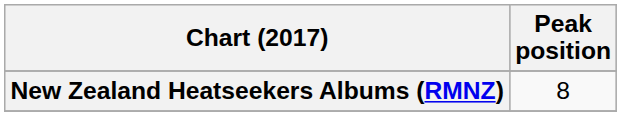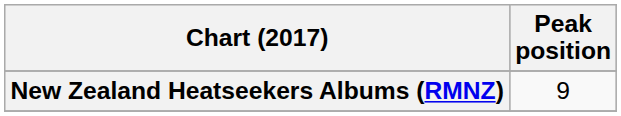(563, 90) 8 -> (563, 90) 9
